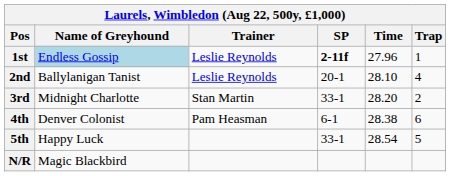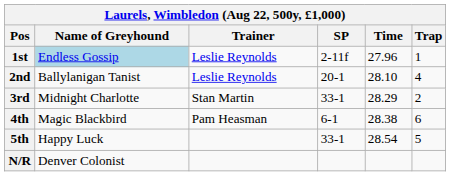(335, 56) bold -> (335, 56) normal
(383, 98) 28.20 -> (383, 98) 28.29
(81, 118) Denver Colonist -> (82, 118) Magic Blackbird
(82, 160) Magic Blackbird -> (81, 160) Denver Colonist
